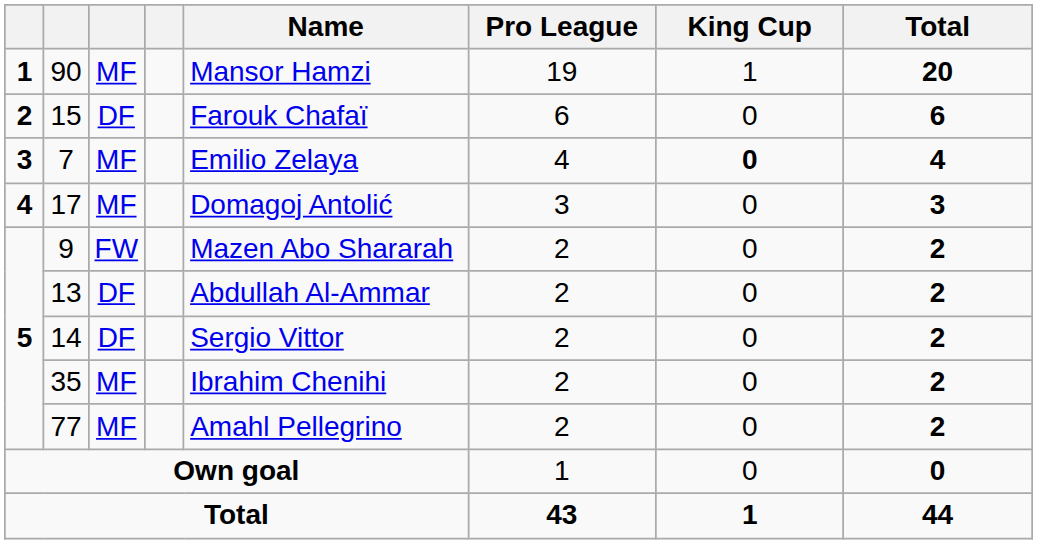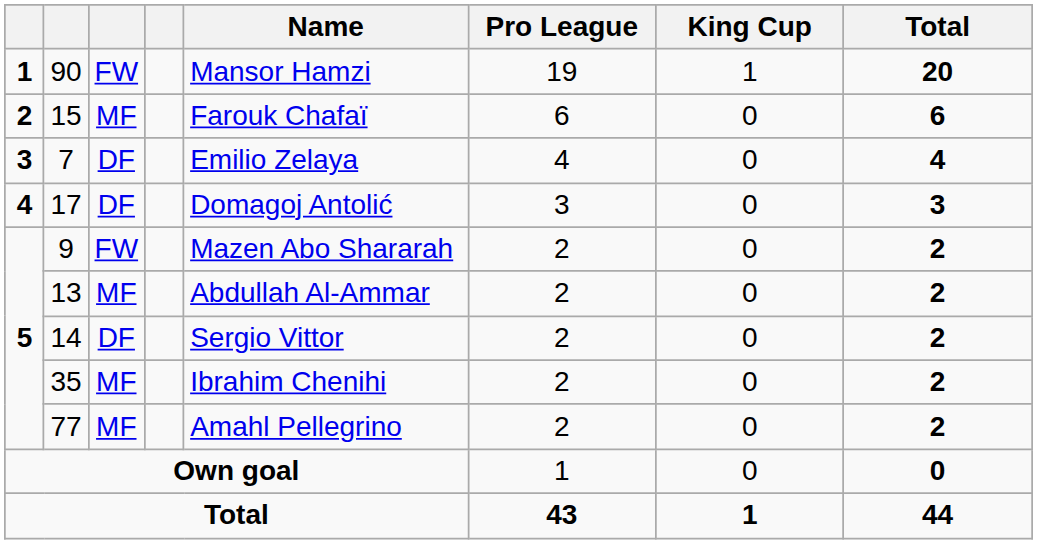(116, 71) MF -> (116, 71) FW
(116, 115) DF -> (116, 115) MF
(116, 159) MF -> (116, 159) DF
(750, 159) bold -> (750, 159) normal
(116, 204) MF -> (116, 204) DF
(116, 293) DF -> (116, 293) MF
